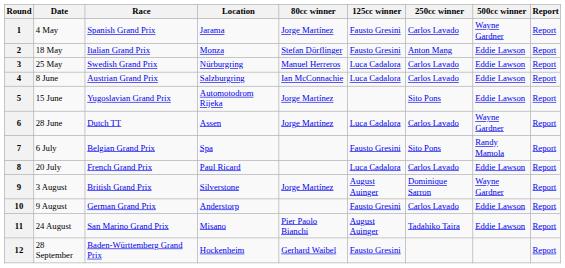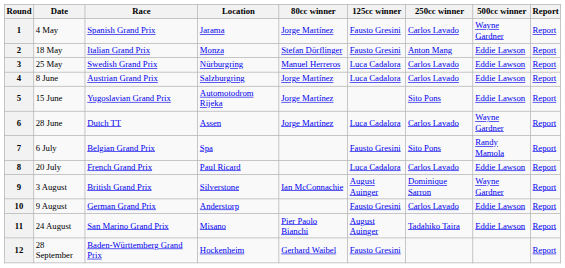(312, 78) Ian McConnachie -> (307, 78) Jorge Martínez
(307, 186) Jorge Martínez -> (312, 186) Ian McConnachie
